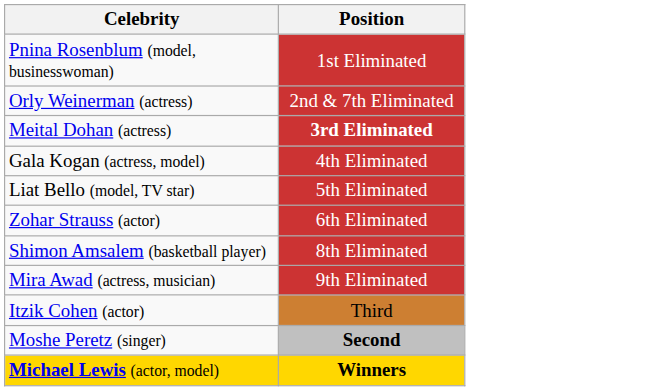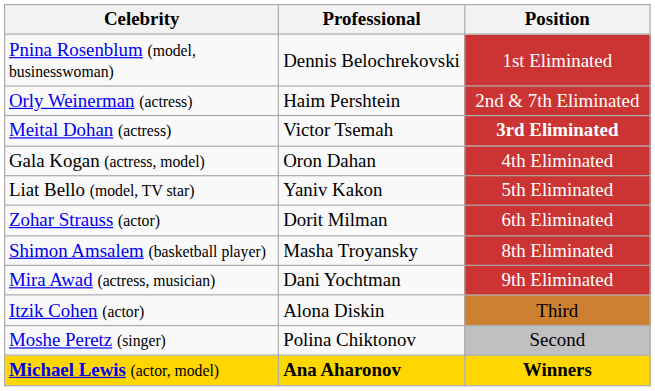+ column: (372, 19)
(372, 340) bold -> (557, 340) normal
